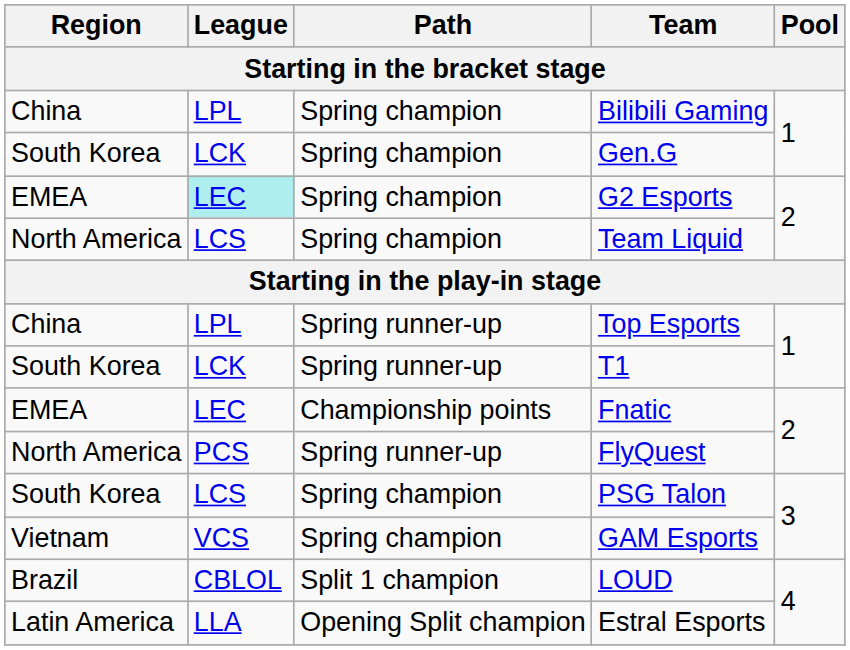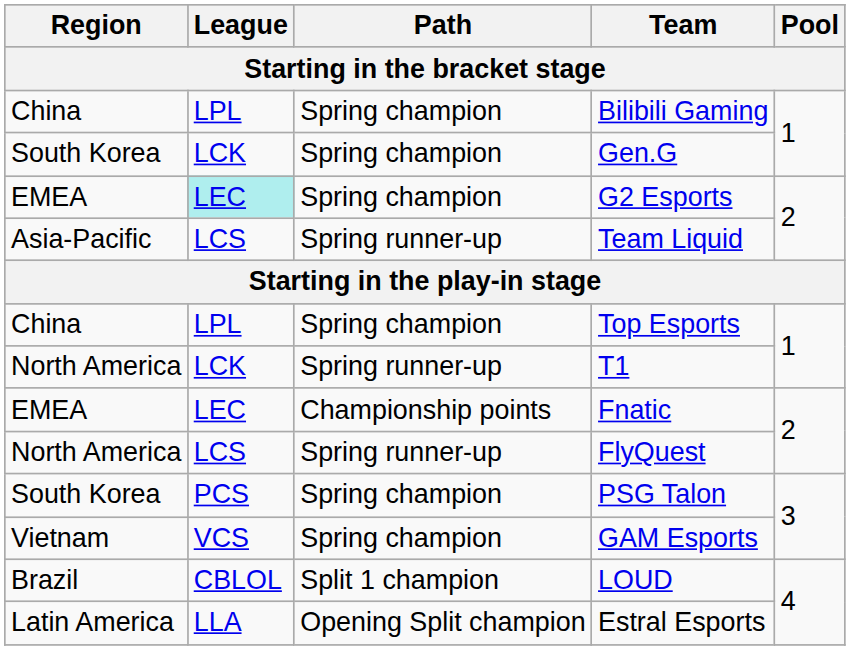(96, 238) North America -> (81, 238) Asia-Pacific
(401, 238) Spring champion -> (401, 238) Spring runner-up
(401, 324) Spring runner-up -> (401, 324) Spring champion
(86, 366) South Korea -> (96, 366) North America
(221, 452) PCS -> (220, 452) LCS
(220, 494) LCS -> (221, 494) PCS
